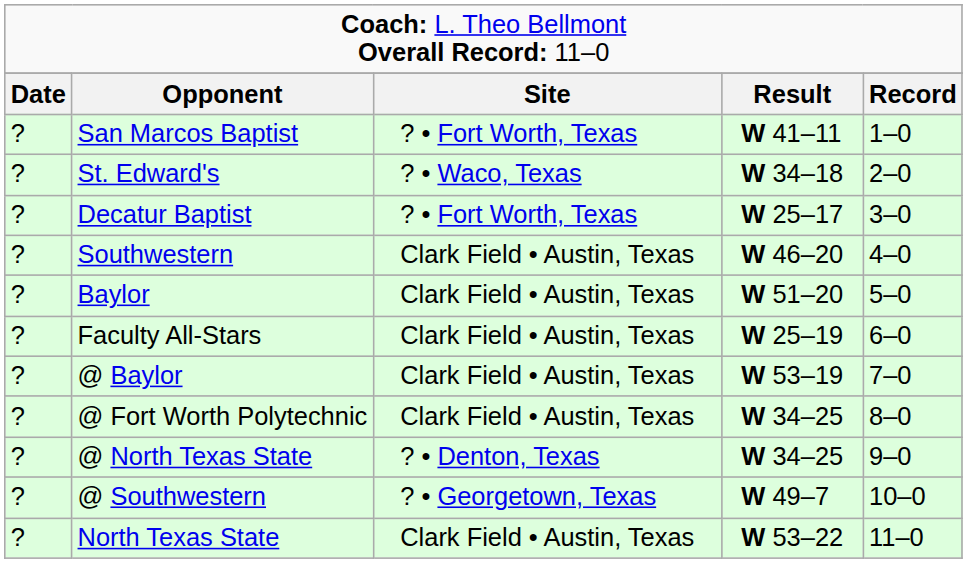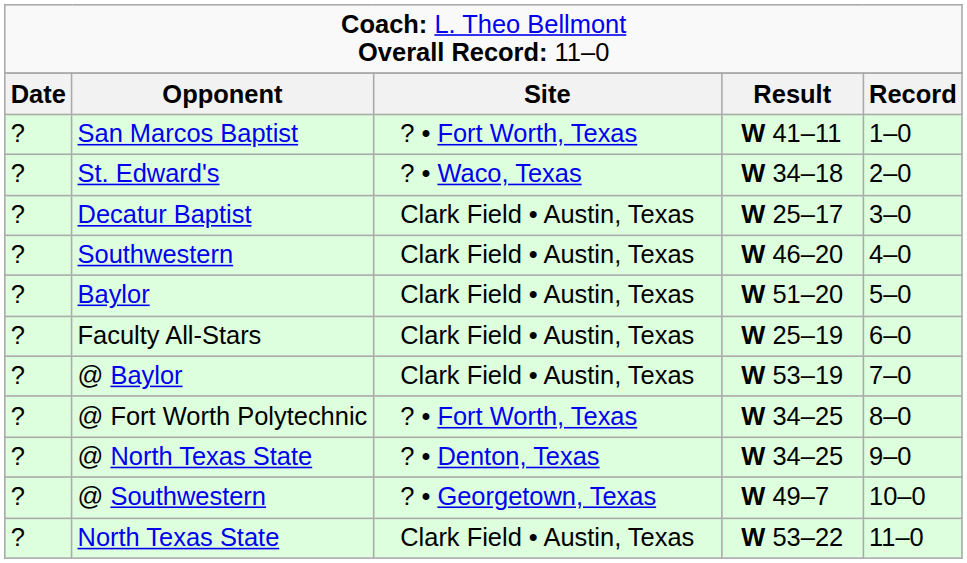(519, 214) ? • Fort Worth, Texas -> (547, 214) Clark Field • Austin, Texas
(547, 416) Clark Field • Austin, Texas -> (519, 416) ? • Fort Worth, Texas
